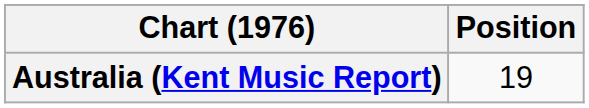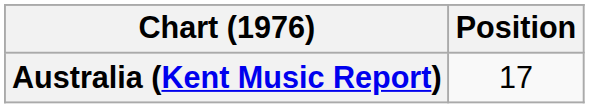(516, 77) 19 -> (516, 77) 17
